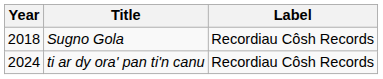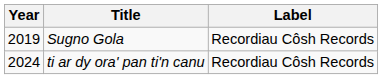(24, 39) 2018 -> (24, 39) 2019
